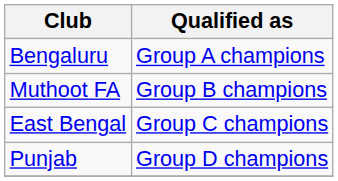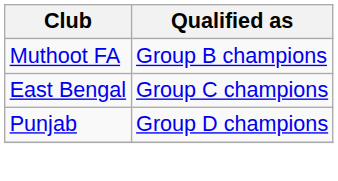- row: (59, 55)
